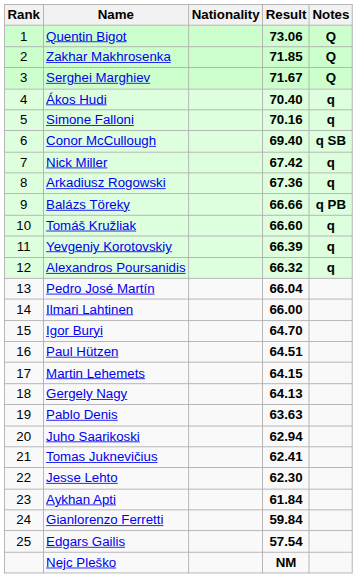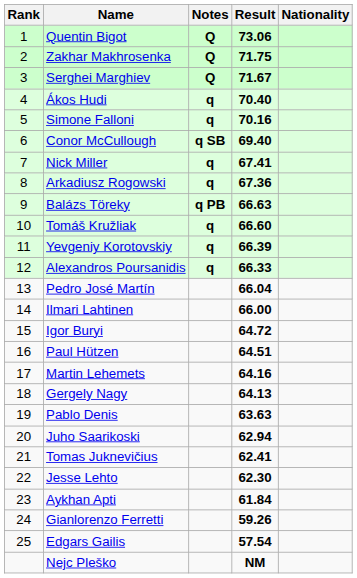columns swapped: (226, 15) <-> (331, 15)
(286, 57) 71.85 -> (255, 57) 71.75
(286, 162) 67.42 -> (255, 162) 67.41
(286, 204) 66.66 -> (255, 204) 66.63
(286, 267) 66.32 -> (255, 267) 66.33
(286, 330) 64.70 -> (255, 330) 64.72
(286, 373) 64.15 -> (255, 373) 64.16
(286, 520) 59.84 -> (255, 520) 59.26
